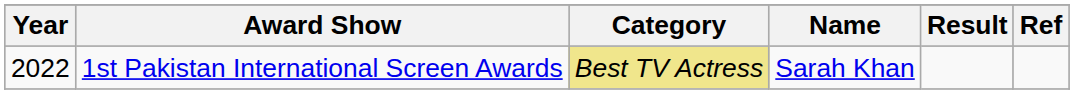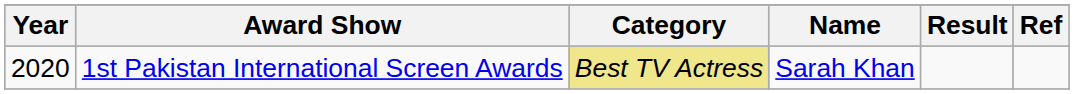(40, 67) 2022 -> (40, 67) 2020
